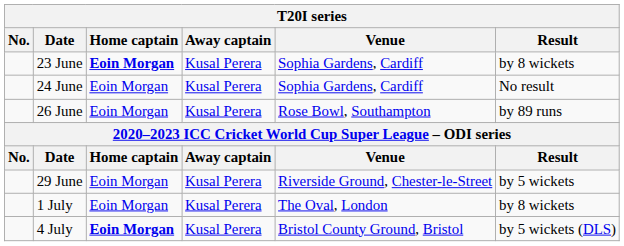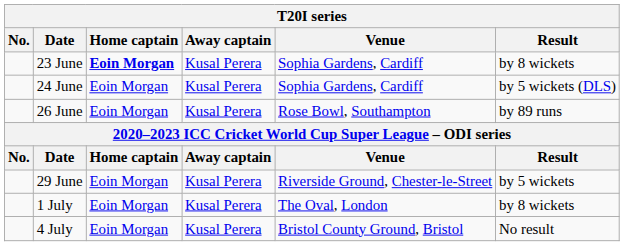(527, 87) No result -> (558, 87) by 5 wickets (DLS)
(132, 228) bold -> (129, 228) normal
(558, 228) by 5 wickets (DLS) -> (527, 228) No result
